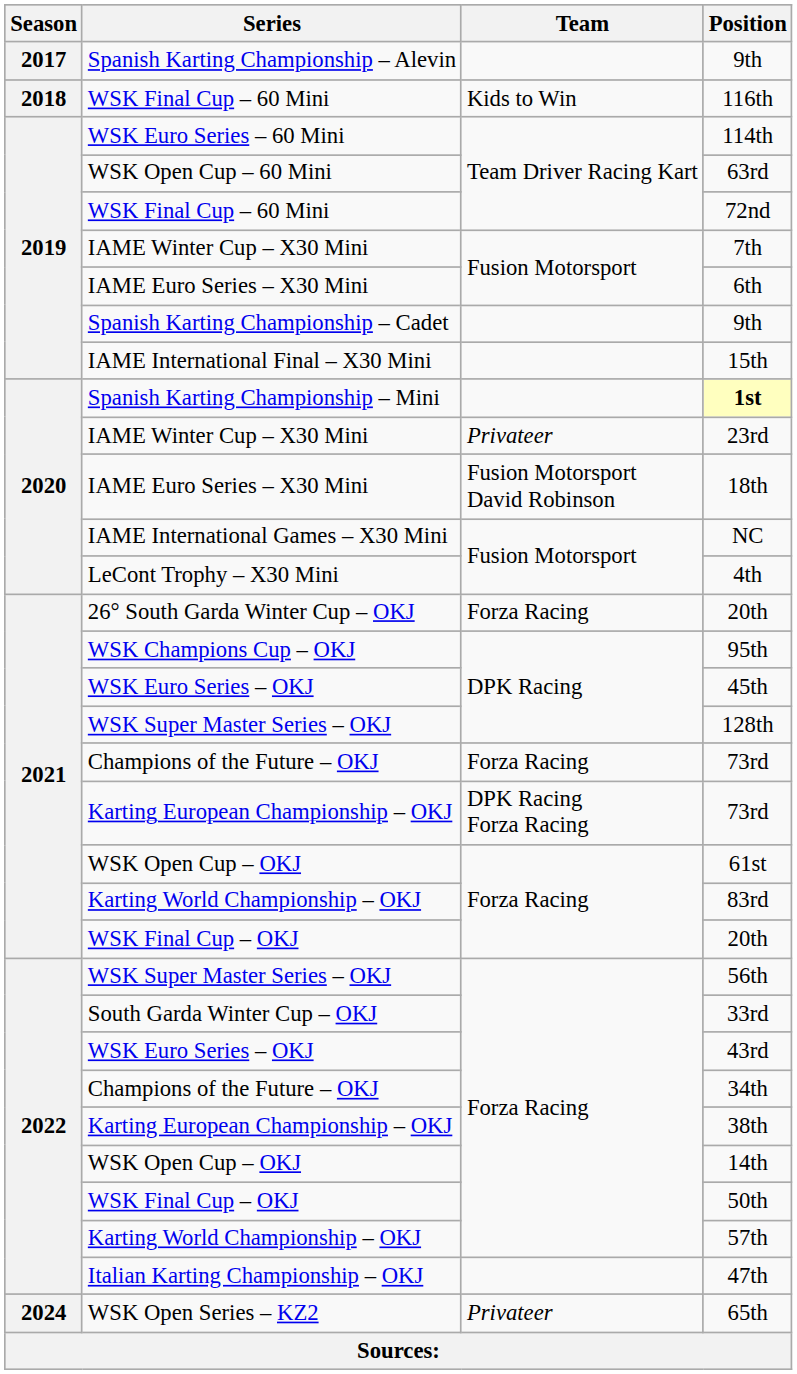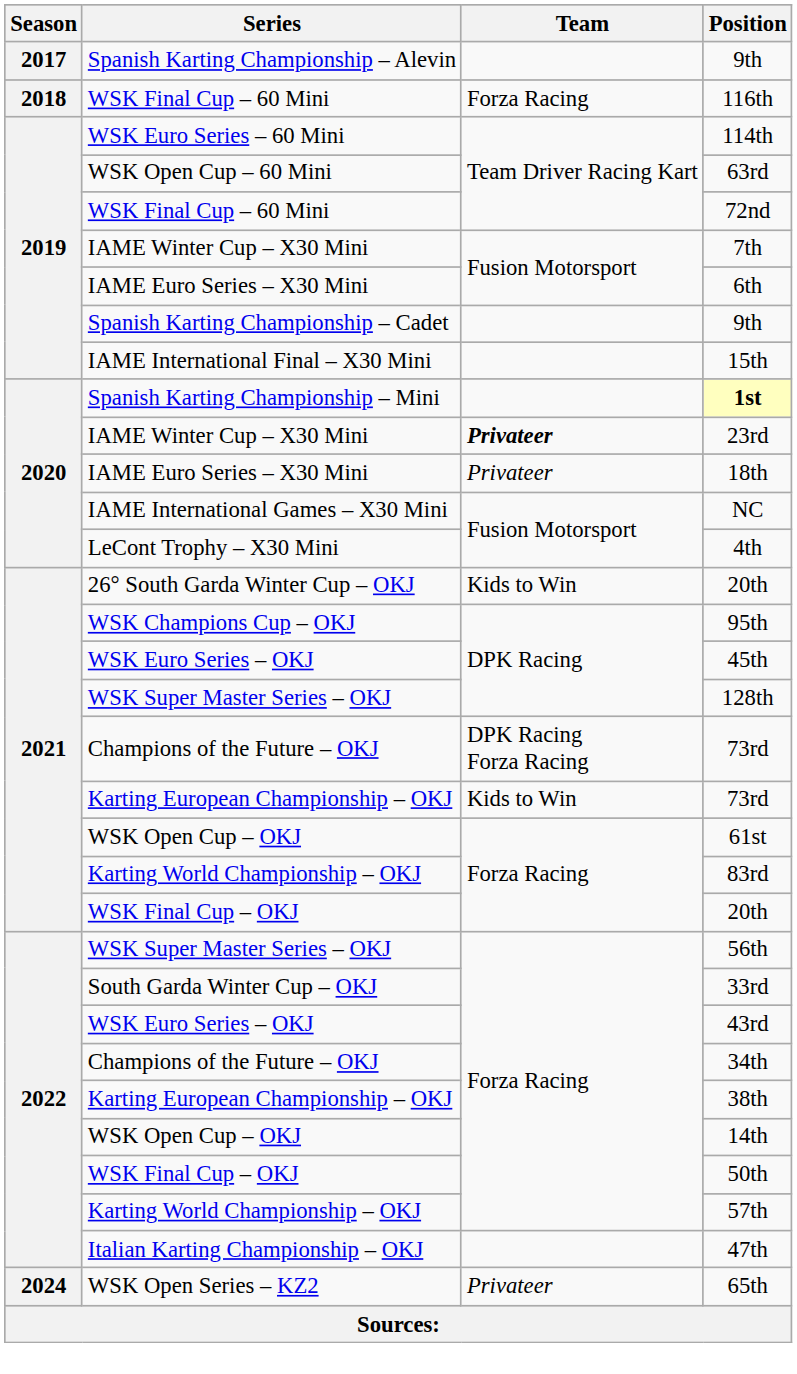(522, 97) Kids to Win -> (528, 97) Forza Racing
(510, 435) normal -> (510, 435) bold
(552, 485) Fusion Motorsport David Robinson -> (510, 472) Privateer
(528, 611) Forza Racing -> (522, 584) Kids to Win
(528, 761) Forza Racing -> (528, 748) DPK Racing Forza Racing
(528, 812) DPK Racing Forza Racing -> (522, 798) Kids to Win
